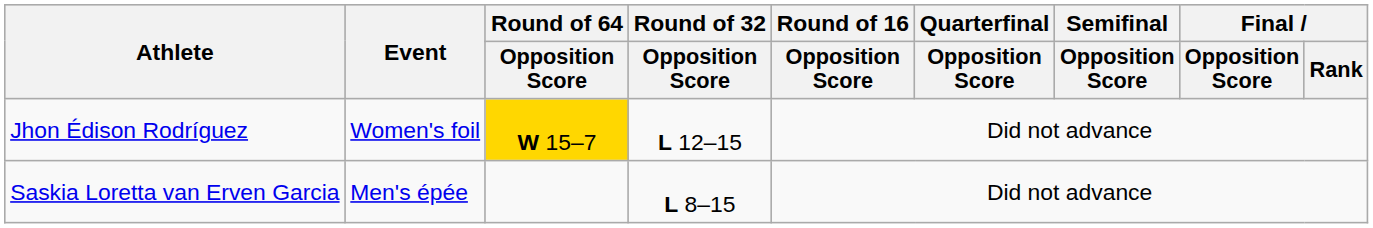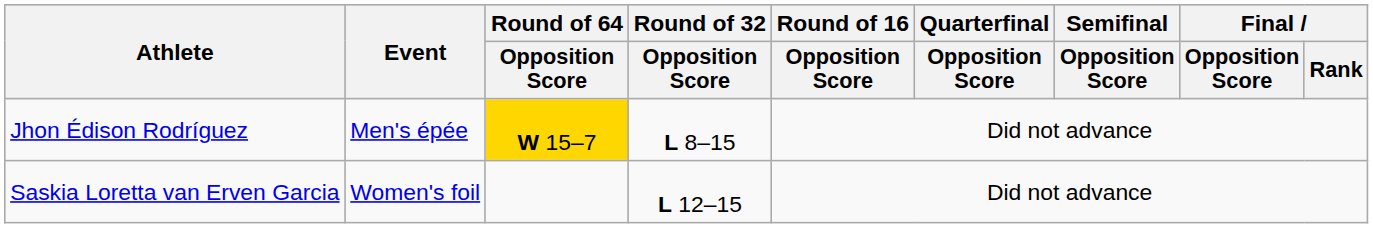(415, 130) Women's foil -> (409, 130) Men's épée
(700, 143) L 12–15 -> (700, 143) L 8–15
(409, 192) Men's épée -> (415, 192) Women's foil
(700, 204) L 8–15 -> (700, 204) L 12–15
